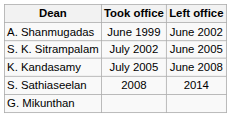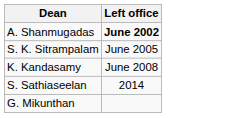- column: (134, 14)
(196, 32) normal -> (132, 32) bold
